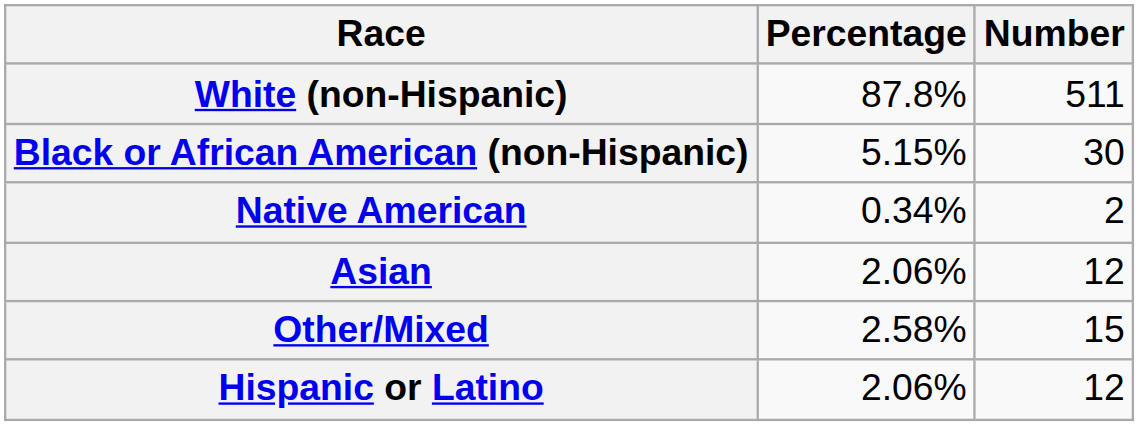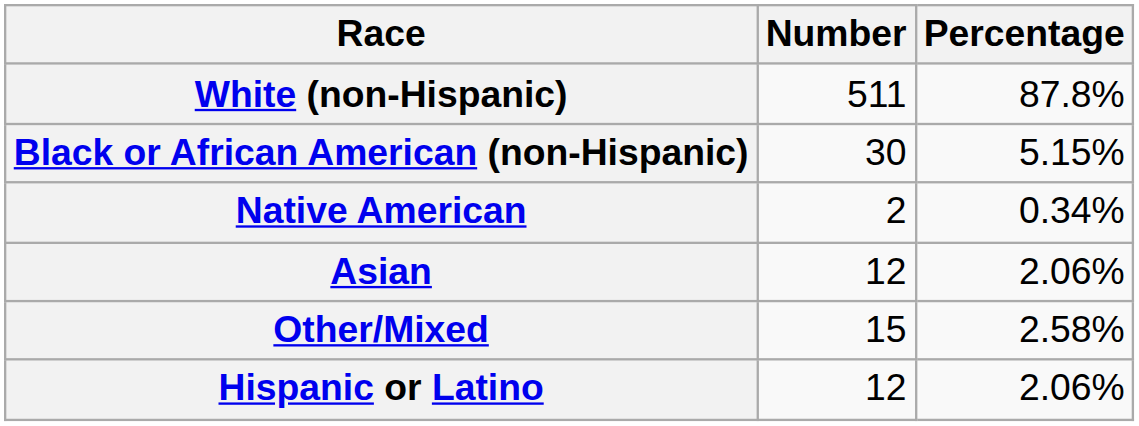columns swapped: (1054, 34) <-> (866, 34)
